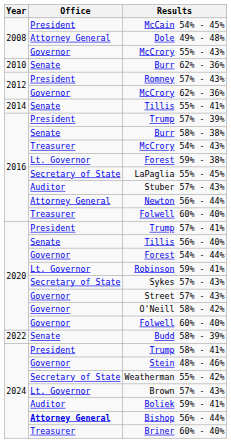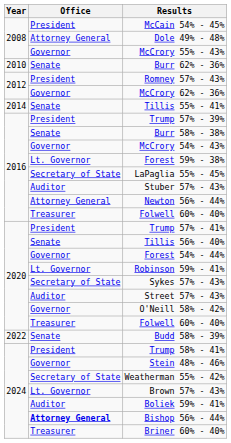(53, 147) Treasurer -> (50, 147) Governor
(50, 296) Governor -> (48, 296) Auditor
(50, 323) Governor -> (53, 323) Treasurer
